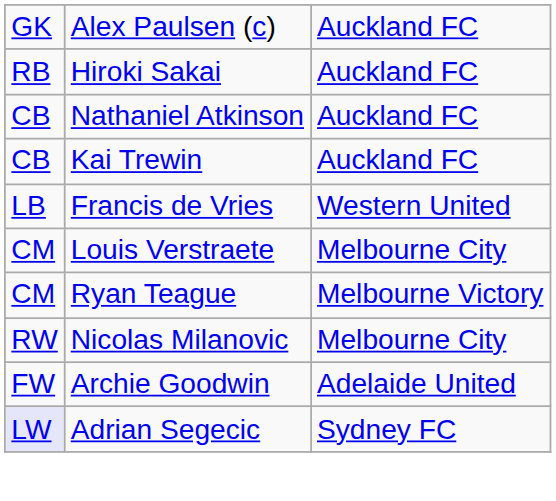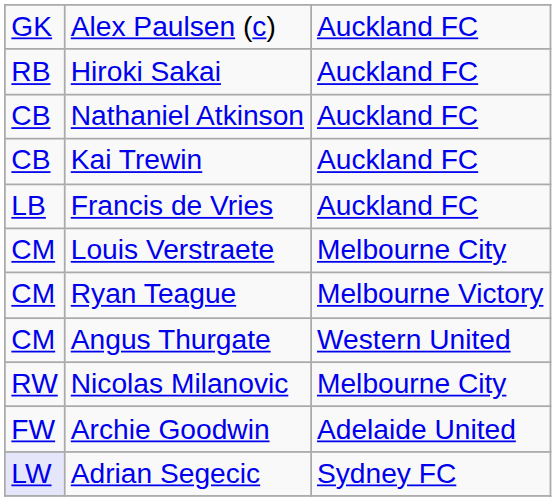(414, 205) Western United -> (398, 205) Auckland FC
+ row: (171, 339)
